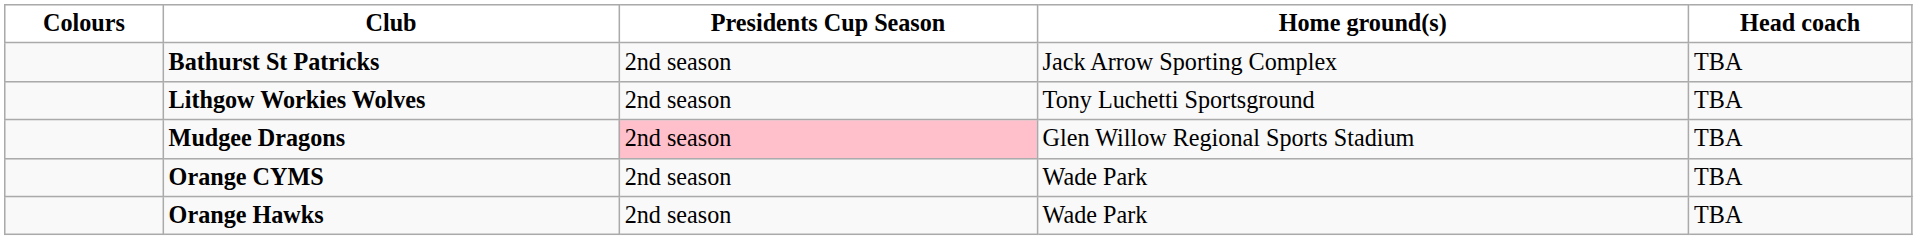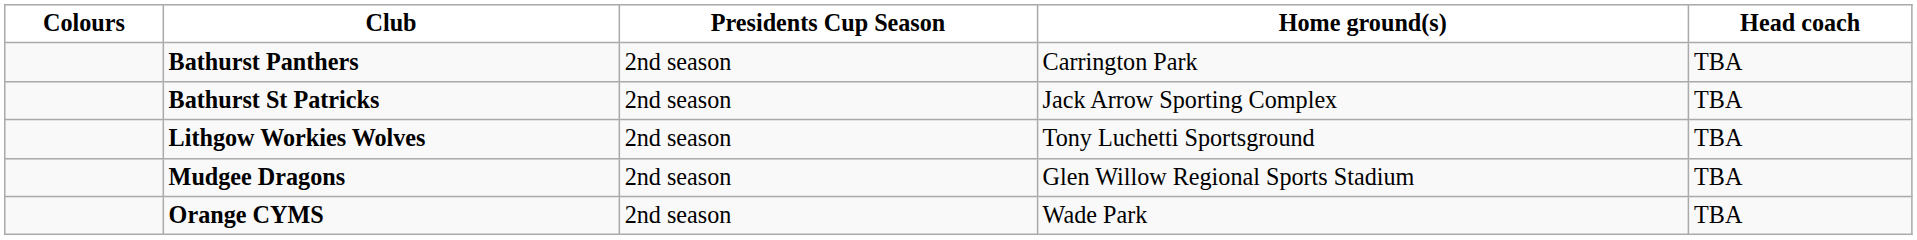+ row: (264, 61)
(678, 138) pink background -> (678, 176) no background
- row: (246, 215)
